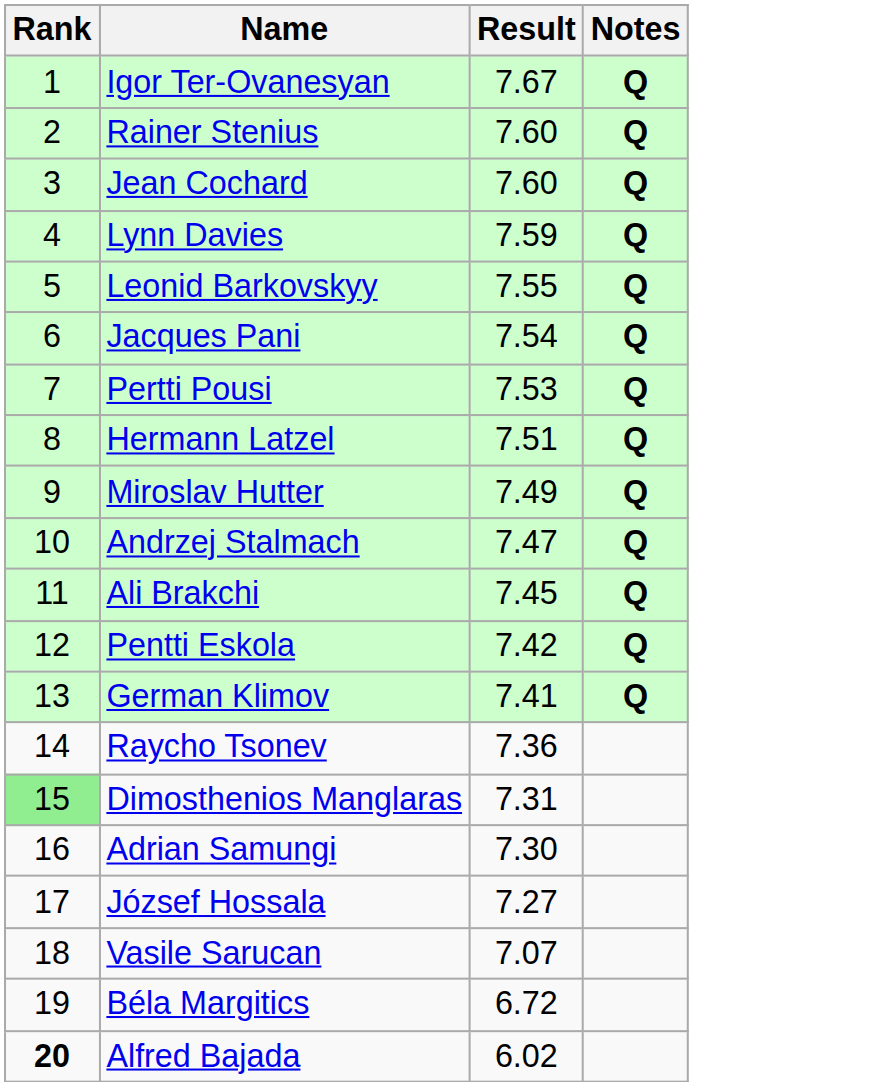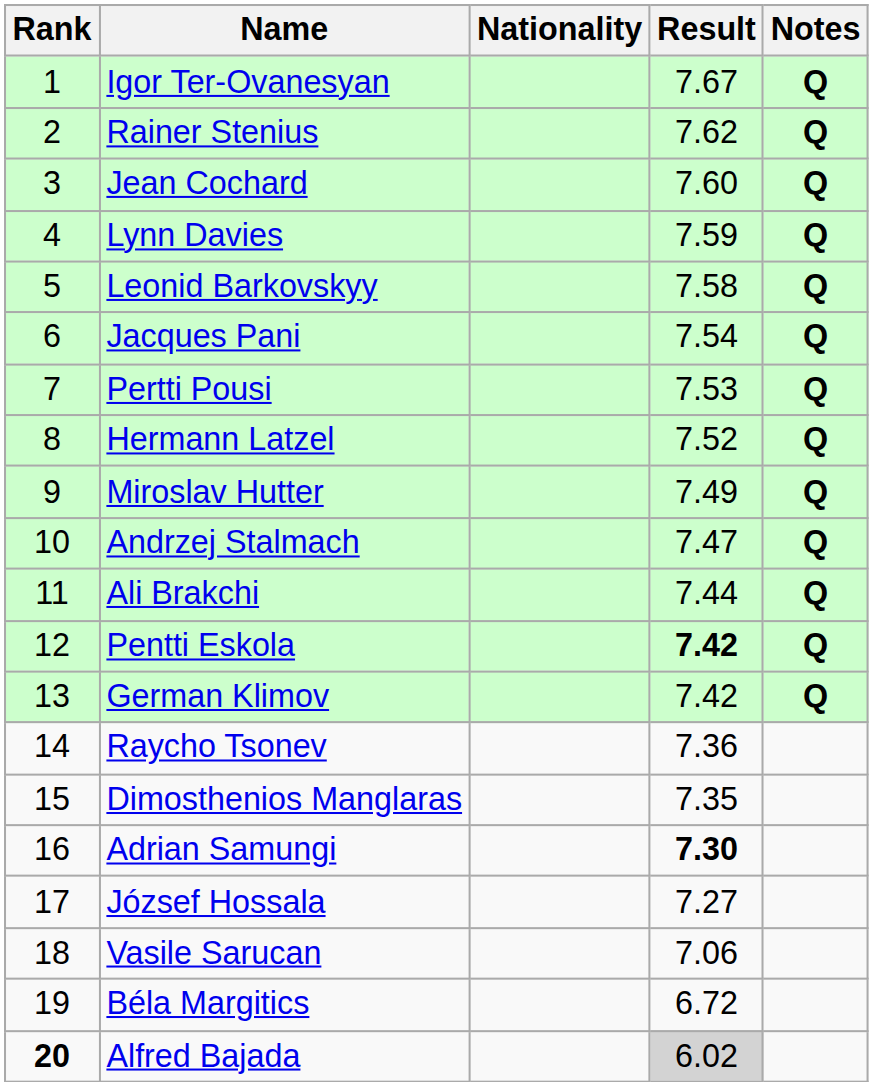+ column: (560, 30)
(526, 132) 7.60 -> (706, 132) 7.62
(526, 286) 7.55 -> (706, 286) 7.58
(526, 440) 7.51 -> (706, 440) 7.52
(526, 593) 7.45 -> (706, 593) 7.44
(526, 645) normal -> (706, 645) bold
(526, 696) 7.41 -> (706, 696) 7.42
(52, 798) lightgreen background -> (52, 798) no background
(526, 798) 7.31 -> (706, 798) 7.35
(526, 850) normal -> (706, 850) bold
(526, 952) 7.07 -> (706, 952) 7.06
(526, 1055) no background -> (706, 1055) lightgrey background
